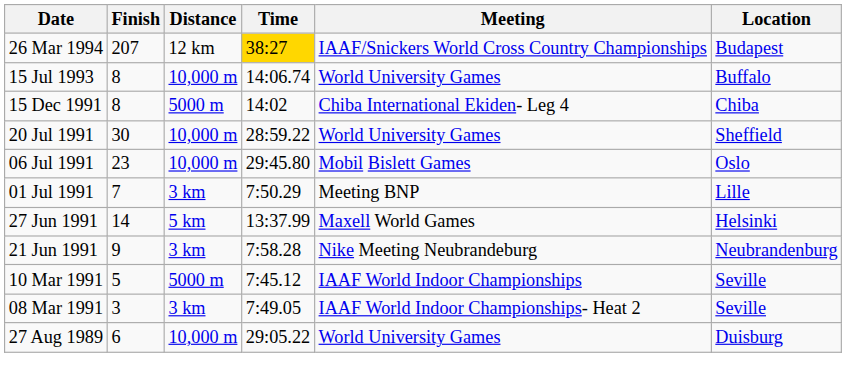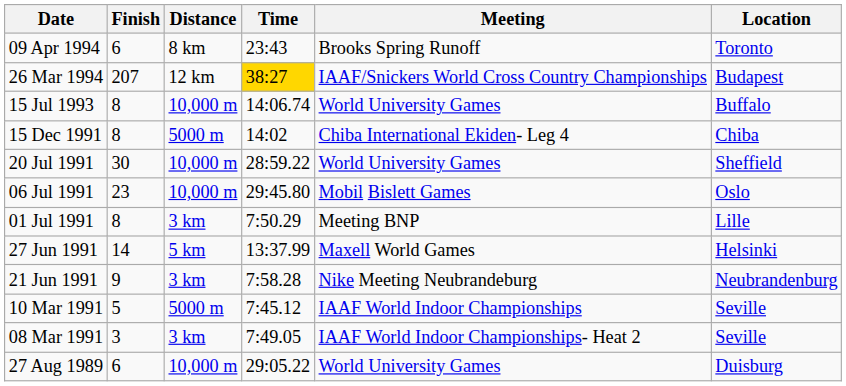+ row: (54, 47)
(116, 192) 7 -> (116, 221) 8
